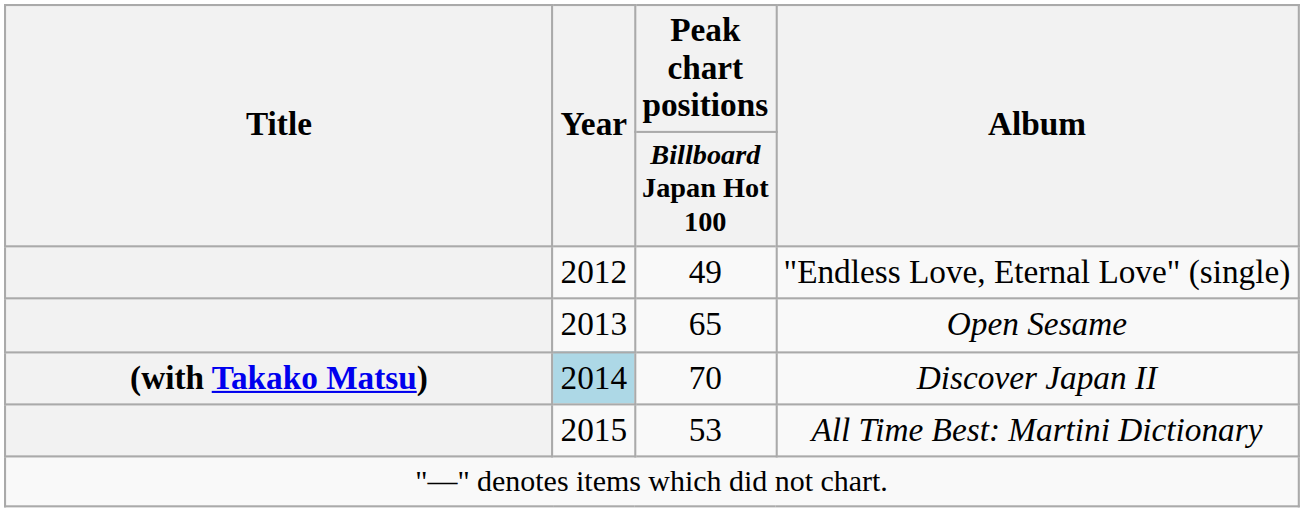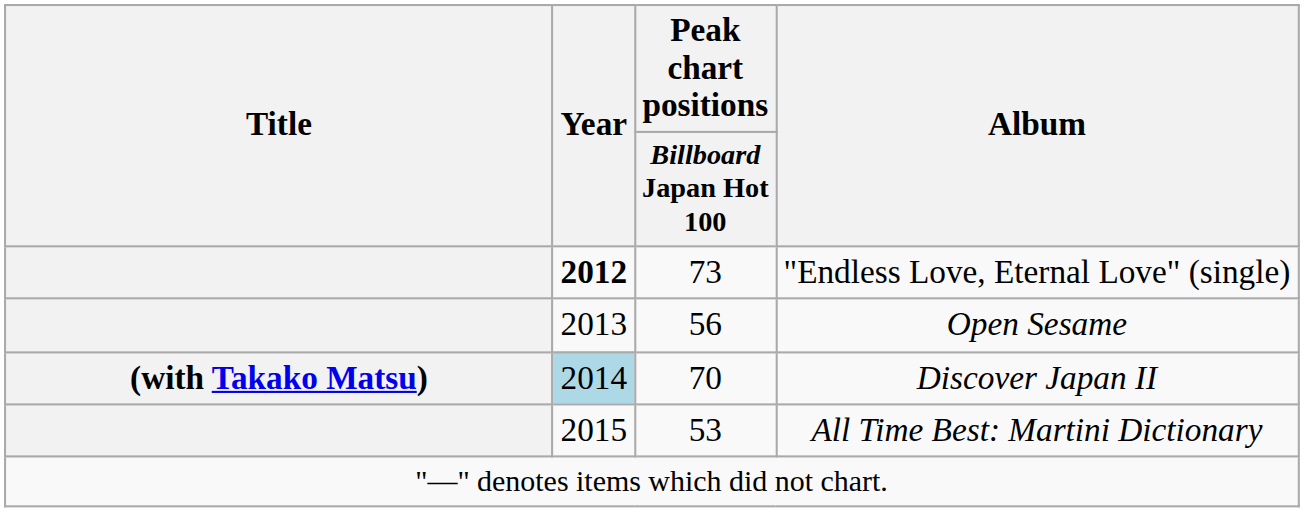(594, 271) normal -> (594, 271) bold
(705, 271) 49 -> (705, 271) 73
(705, 324) 65 -> (705, 324) 56
